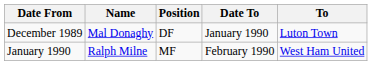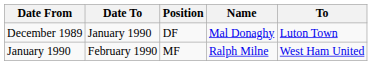columns swapped: (240, 13) <-> (121, 13)
